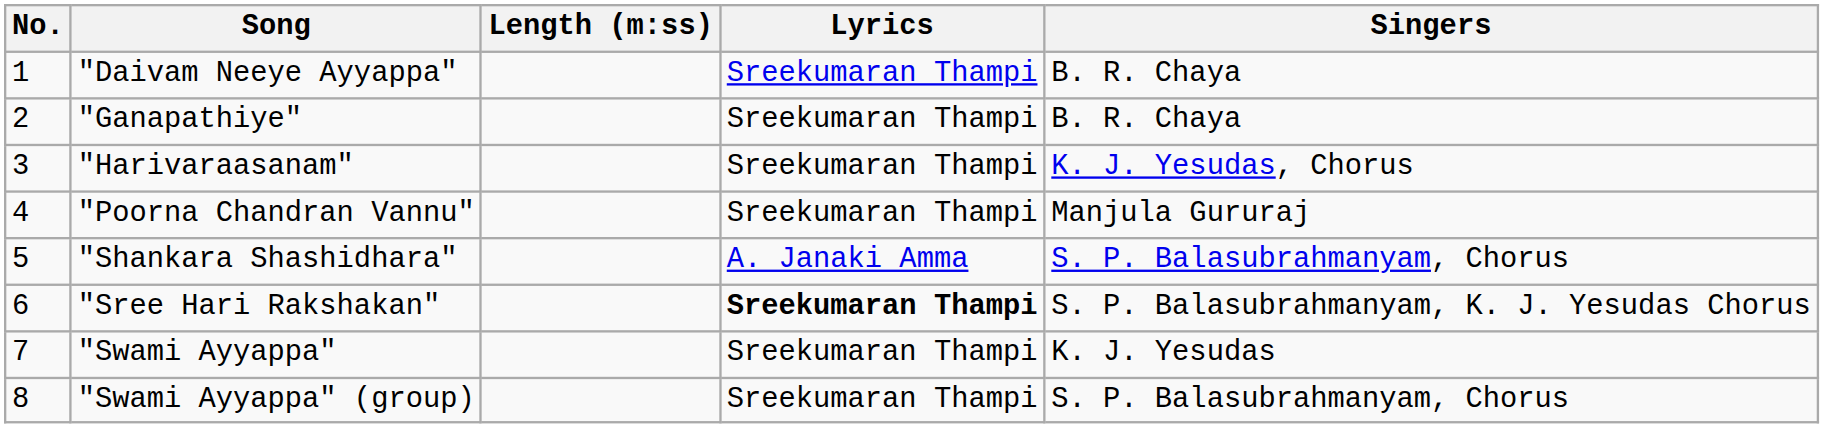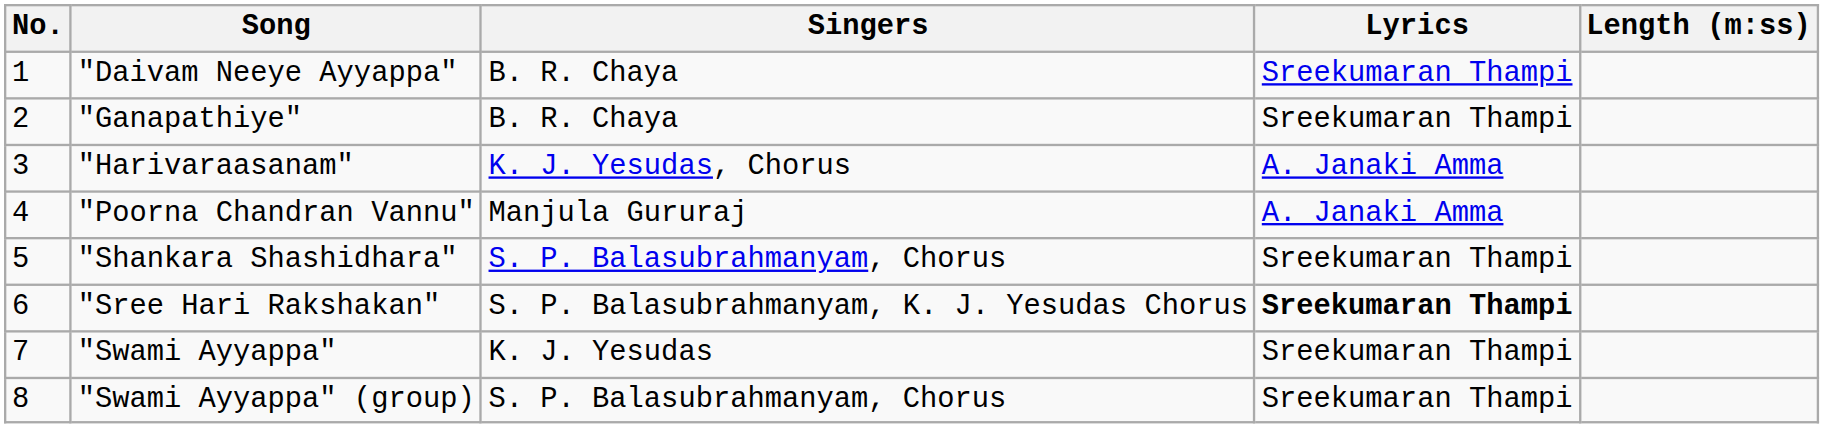columns swapped: (1431, 29) <-> (601, 29)
(882, 168) Sreekumaran Thampi -> (1383, 168) A. Janaki Amma
(882, 215) Sreekumaran Thampi -> (1383, 215) A. Janaki Amma
(848, 261) A. Janaki Amma -> (1417, 261) Sreekumaran Thampi
